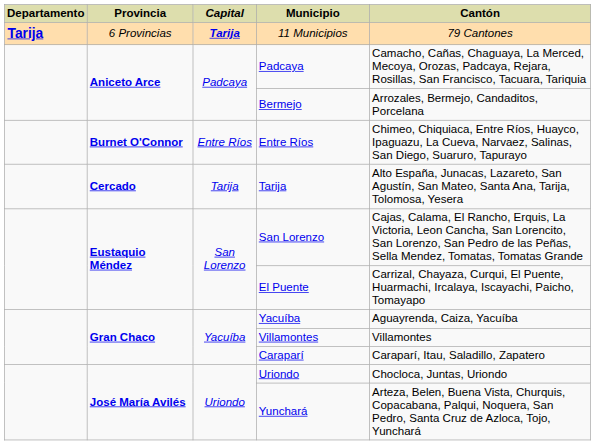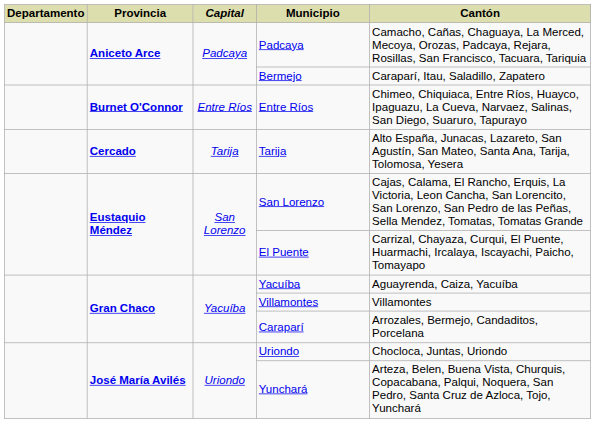- row: (313, 33)
(455, 104) Arrozales, Bermejo, Candaditos, Porcelana -> (459, 76) Caraparí, Itau, Saladillo, Zapatero
(459, 355) Caraparí, Itau, Saladillo, Zapatero -> (455, 327) Arrozales, Bermejo, Candaditos, Porcelana
